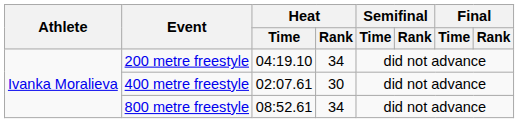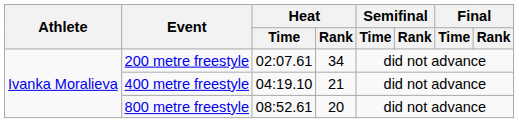(284, 61) 04:19.10 -> (284, 61) 02:07.61
(284, 84) 02:07.61 -> (284, 84) 04:19.10
(336, 84) 30 -> (336, 84) 21
(336, 107) 34 -> (336, 107) 20
